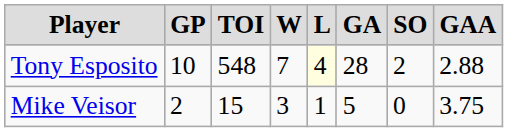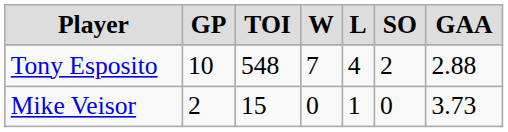- column: (362, 24)
(320, 65) lightyellow background -> (354, 65) no background
(283, 106) 3 -> (312, 106) 0
(462, 106) 3.75 -> (454, 106) 3.73
